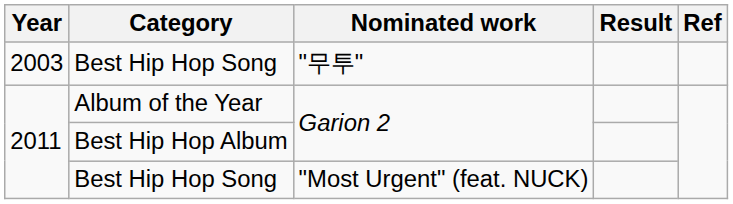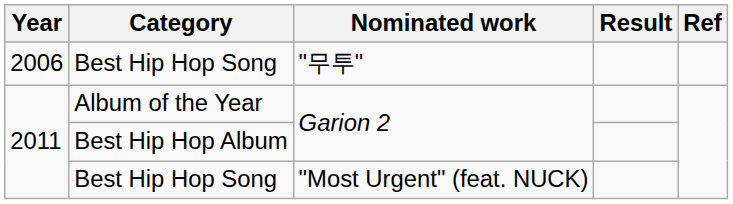(37, 63) 2003 -> (37, 63) 2006
